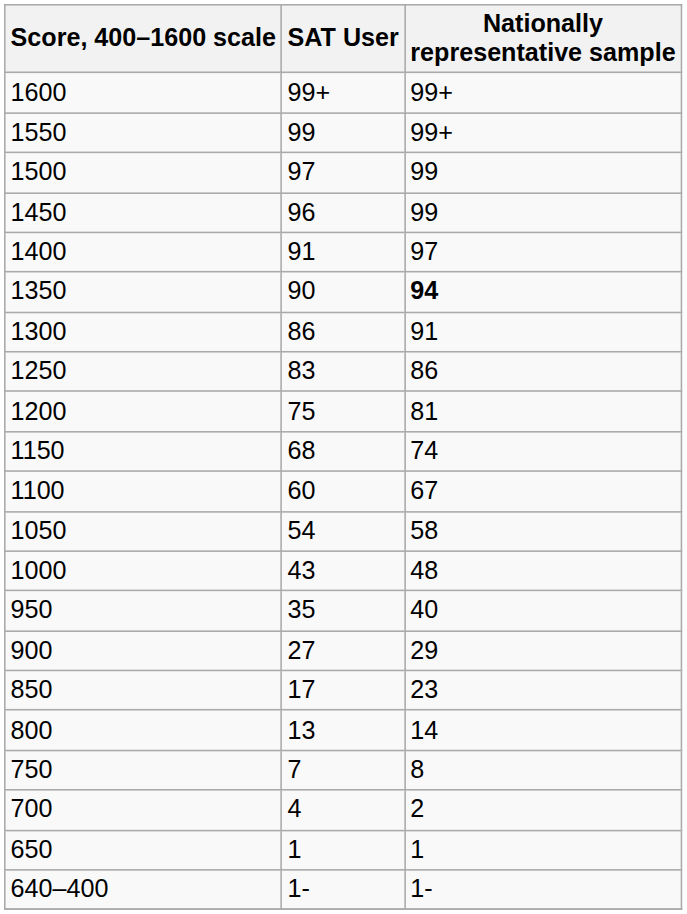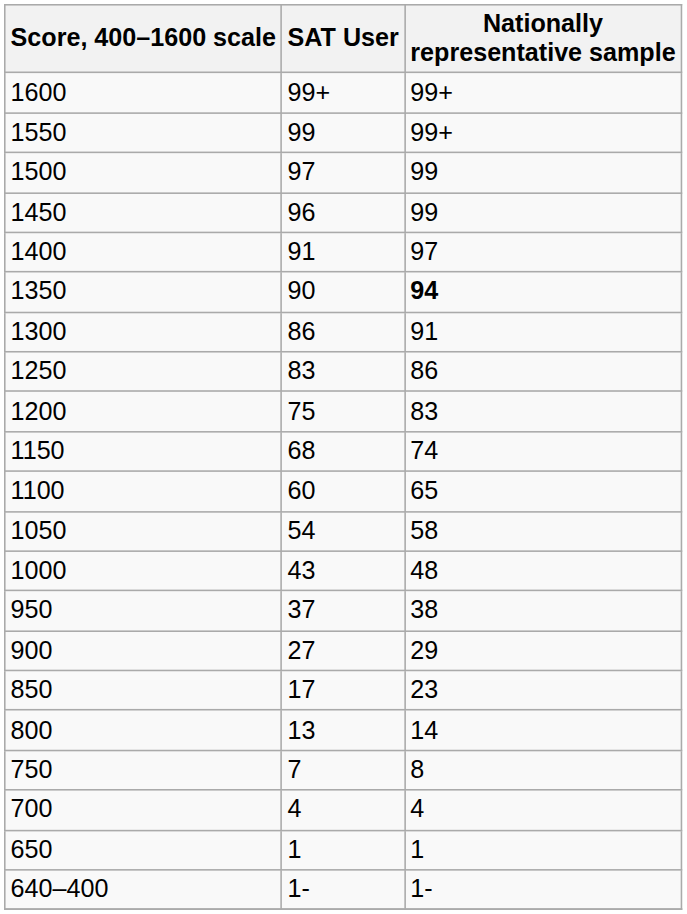(424, 411) 81 -> (424, 411) 83
(424, 490) 67 -> (424, 490) 65
(302, 610) 35 -> (302, 610) 37
(424, 610) 40 -> (424, 610) 38
(417, 809) 2 -> (417, 809) 4
